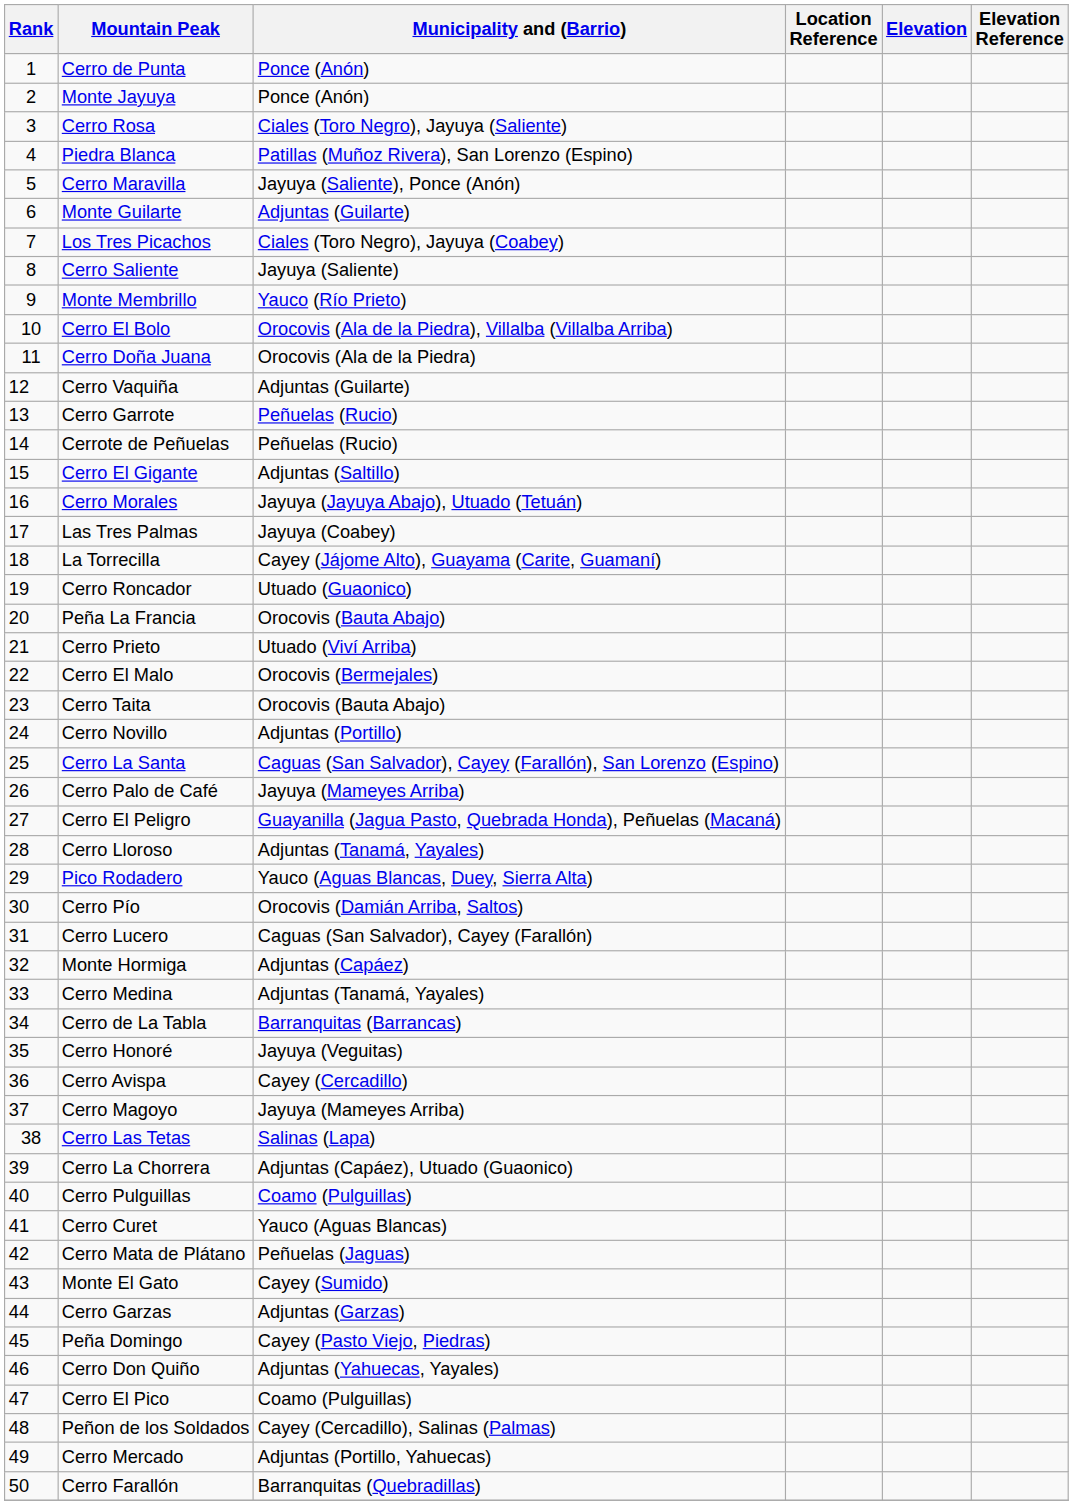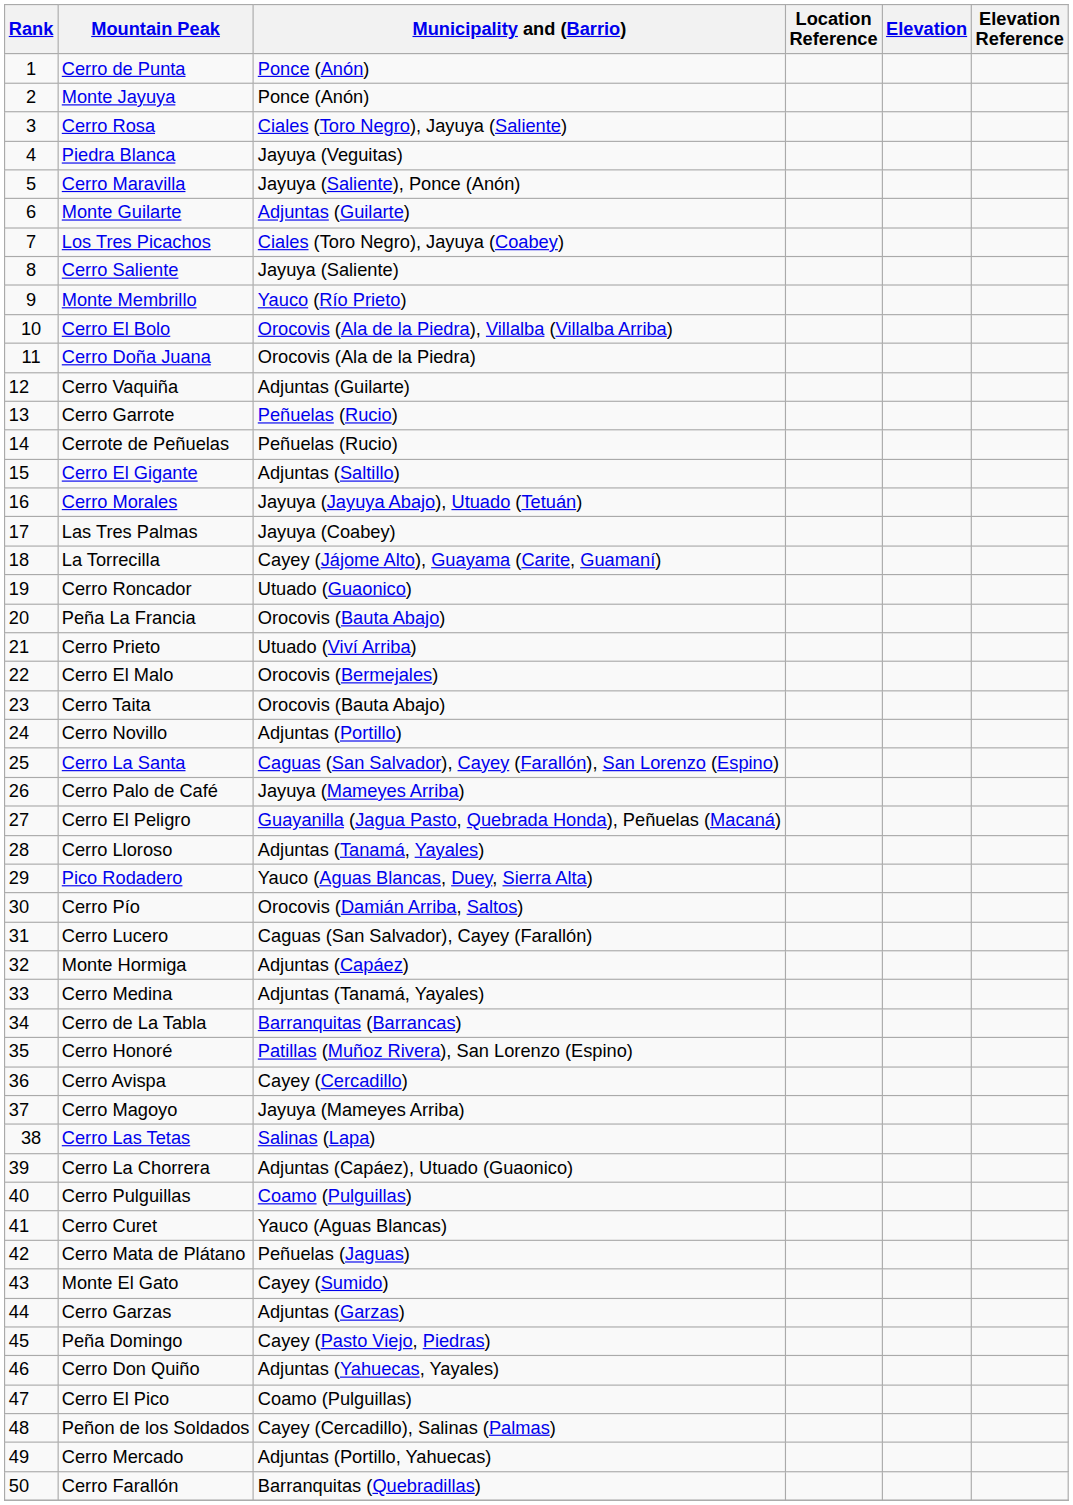(445, 155) Patillas (Muñoz Rivera), San Lorenzo (Espino) -> (330, 155) Jayuya (Veguitas)
(330, 1051) Jayuya (Veguitas) -> (445, 1051) Patillas (Muñoz Rivera), San Lorenzo (Espino)
